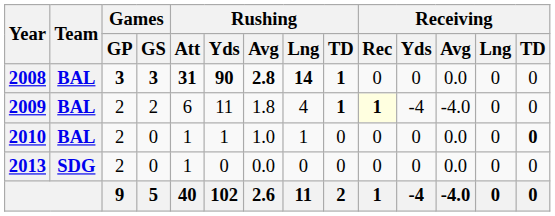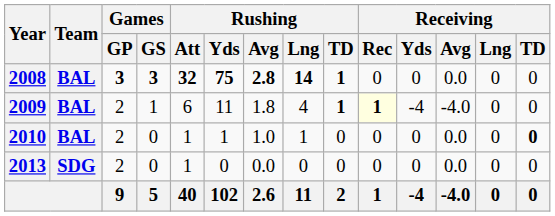(187, 78) 31 -> (187, 78) 32
(224, 78) 90 -> (224, 78) 75
(153, 107) 2 -> (153, 107) 1
